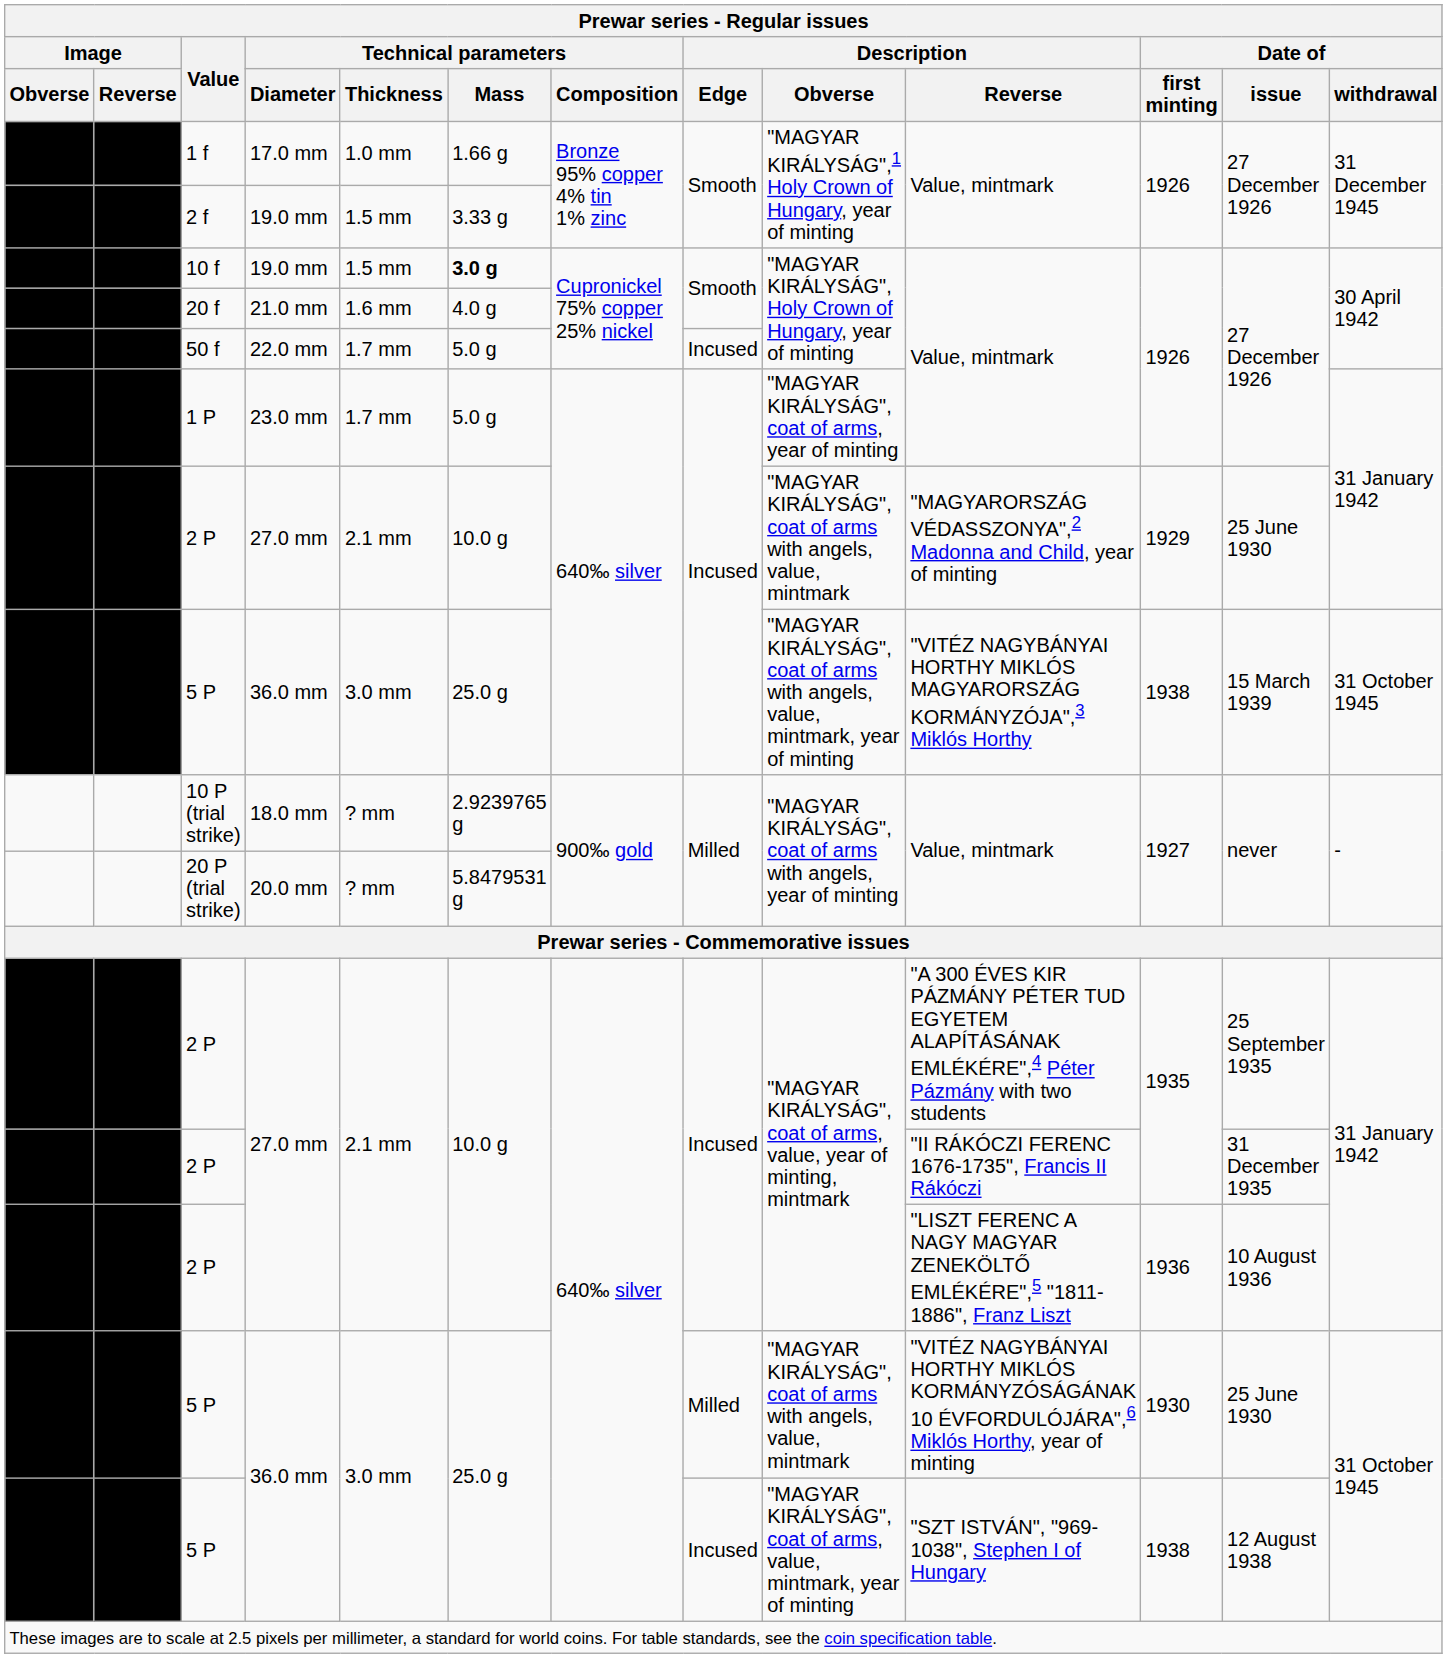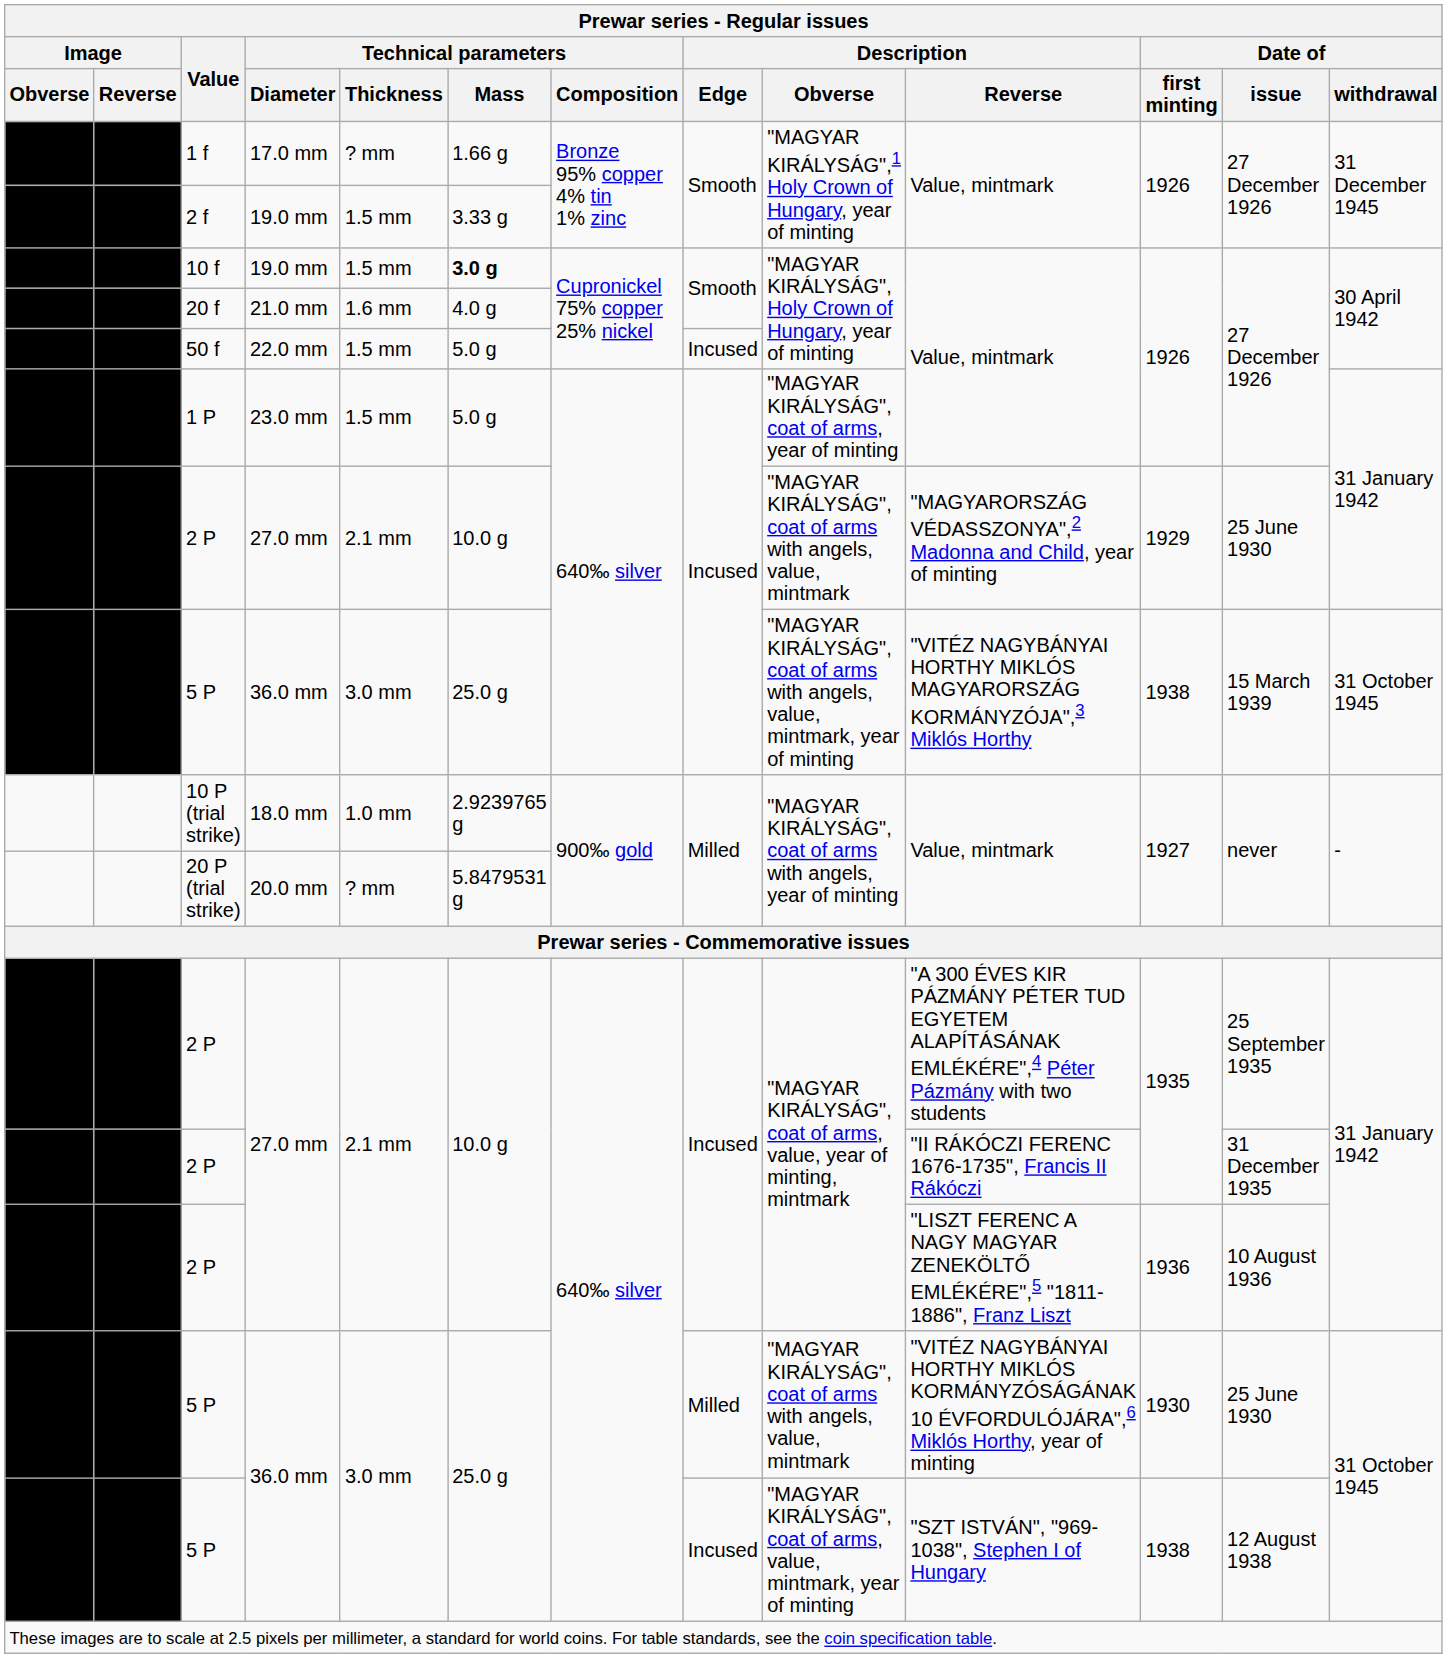(378, 154) 1.0 mm -> (370, 154) ? mm
(378, 349) 1.7 mm -> (378, 349) 1.5 mm
(378, 418) 1.7 mm -> (378, 418) 1.5 mm
(370, 813) ? mm -> (378, 813) 1.0 mm
